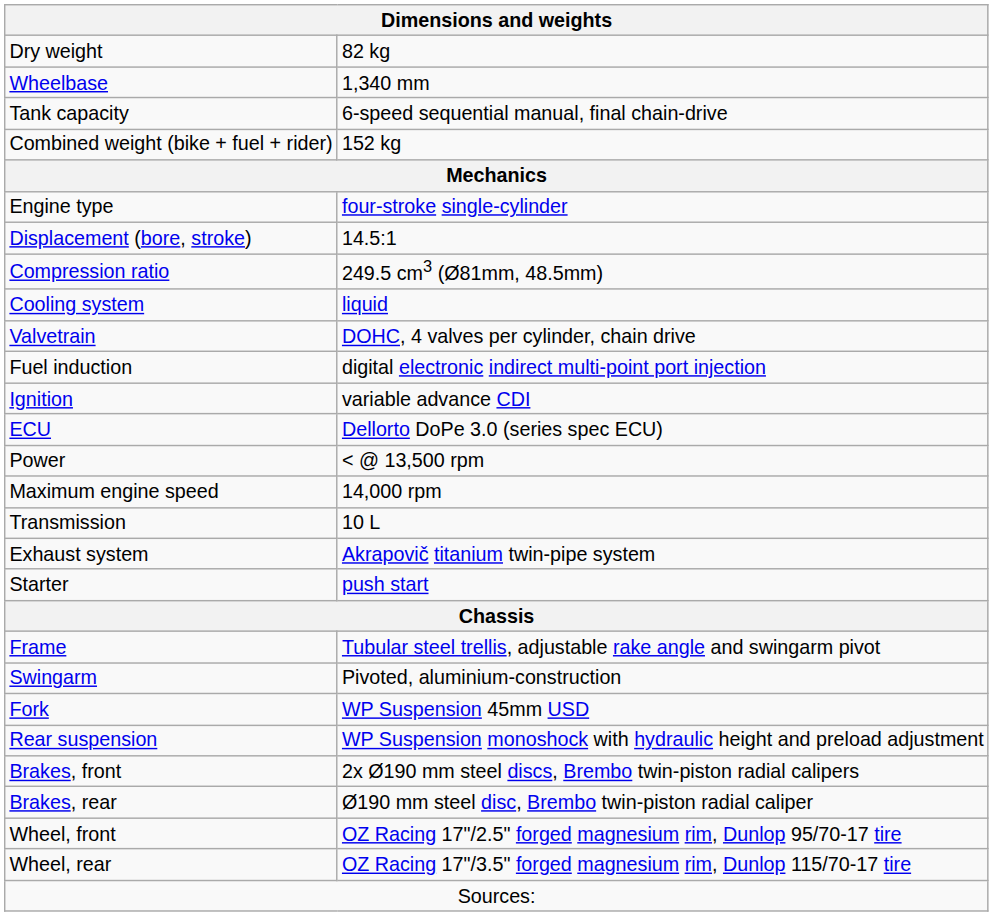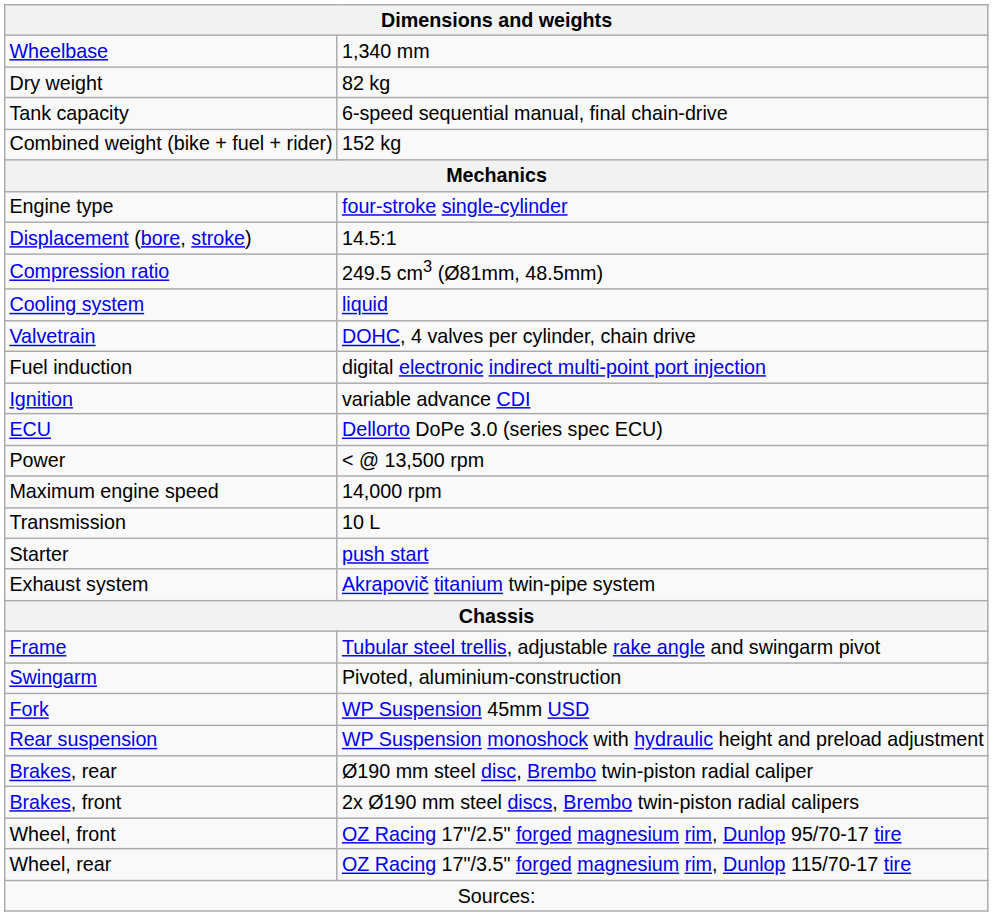rows swapped: (59, 82) <-> (56, 51)
rows swapped: (39, 584) <-> (79, 553)
rows swapped: (65, 771) <-> (63, 802)
